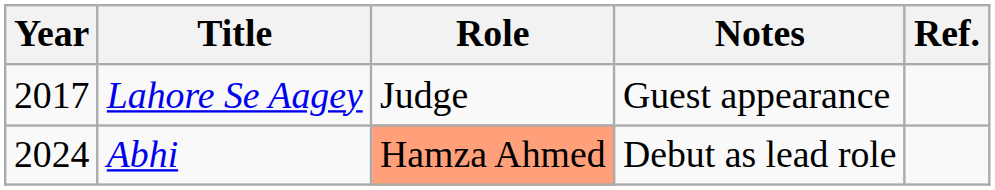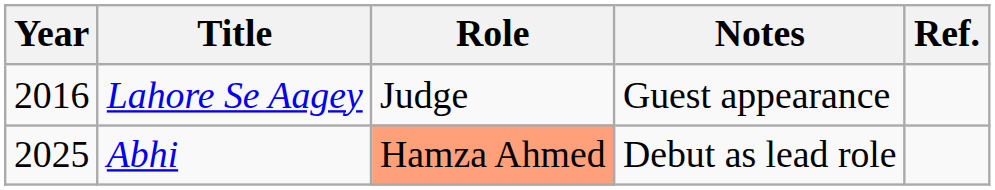(52, 94) 2017 -> (52, 94) 2016
(52, 154) 2024 -> (52, 154) 2025
